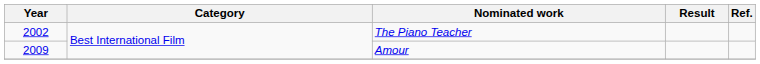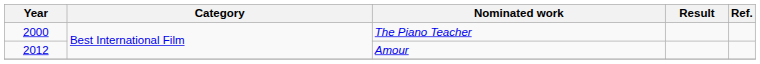(36, 31) 2002 -> (36, 31) 2000
(36, 50) 2009 -> (36, 50) 2012
